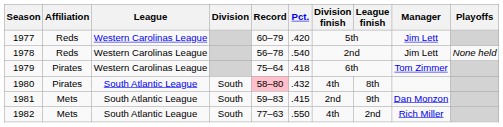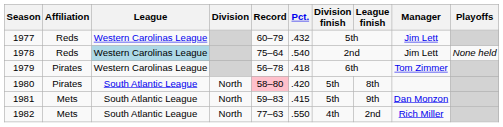(300, 38) .420 -> (300, 38) .432
(151, 53) no background -> (151, 53) lightblue background
(270, 53) 56–78 -> (270, 53) 75–64
(270, 68) 75–64 -> (270, 68) 56–78
(230, 83) South -> (230, 83) North
(300, 83) .432 -> (300, 83) .420
(333, 83) 4th -> (333, 83) 5th
(230, 99) South -> (230, 99) North
(333, 99) 2nd -> (333, 99) 5th
(230, 114) South -> (230, 114) North
